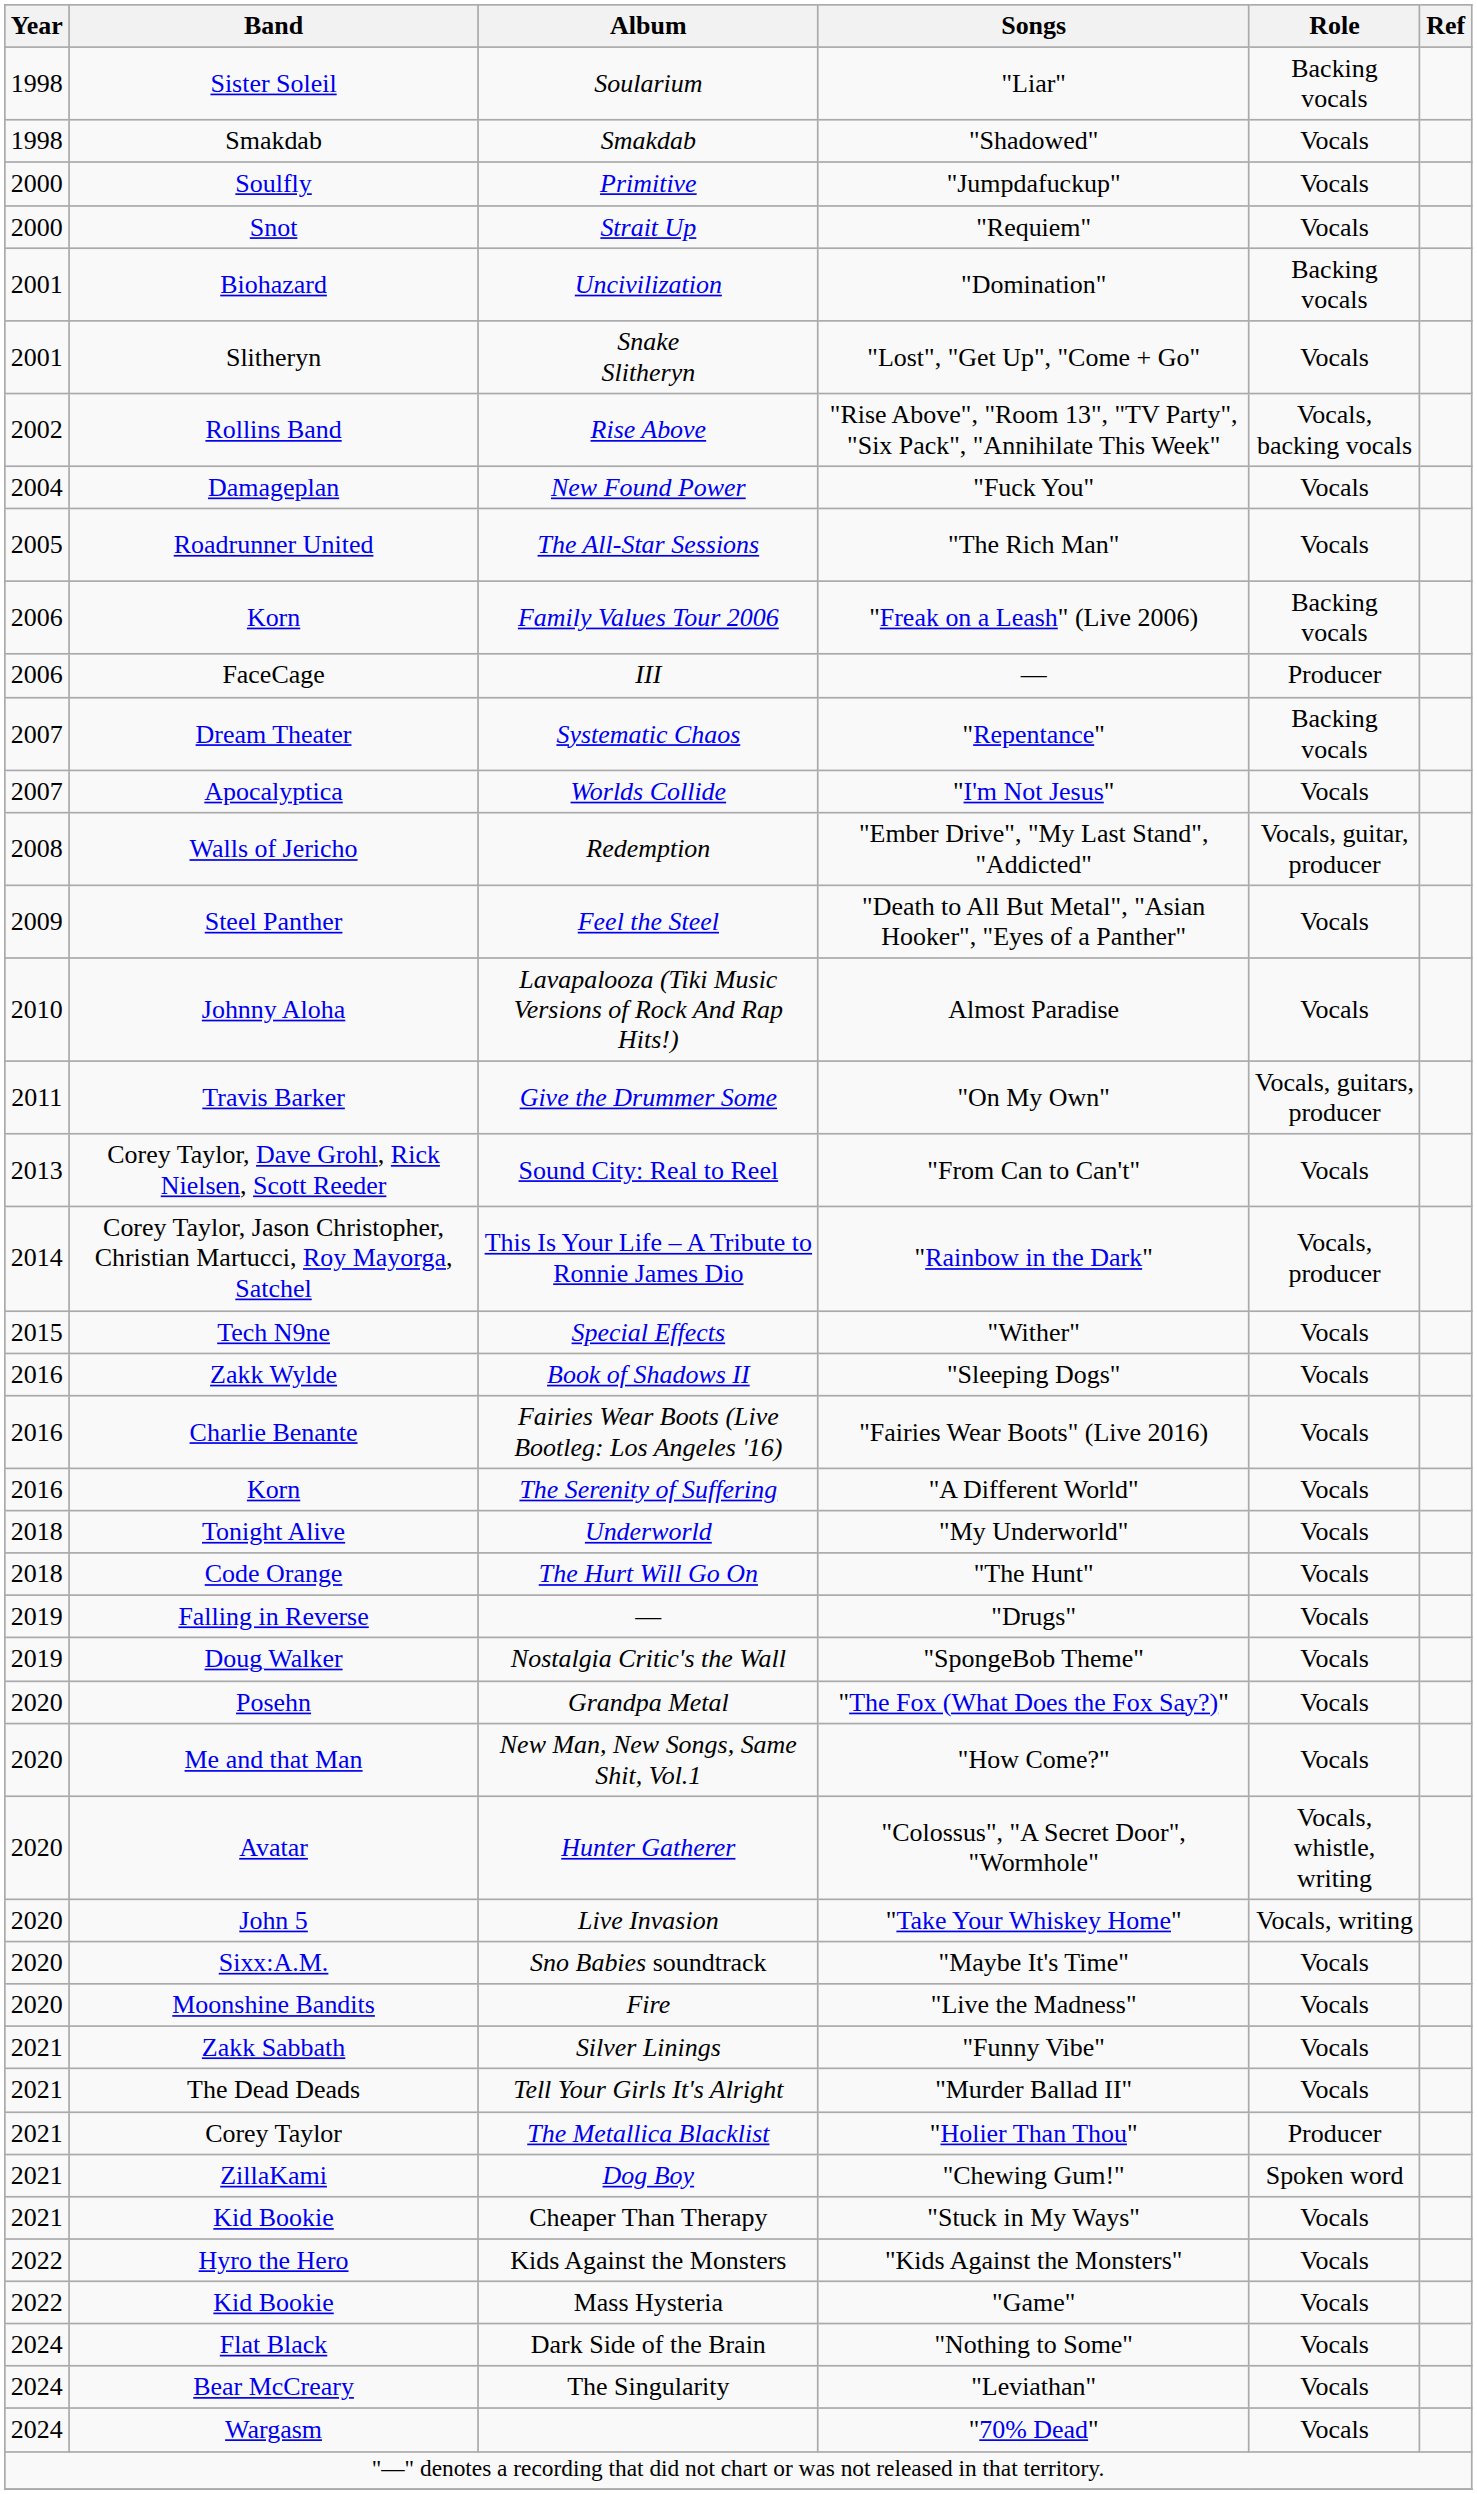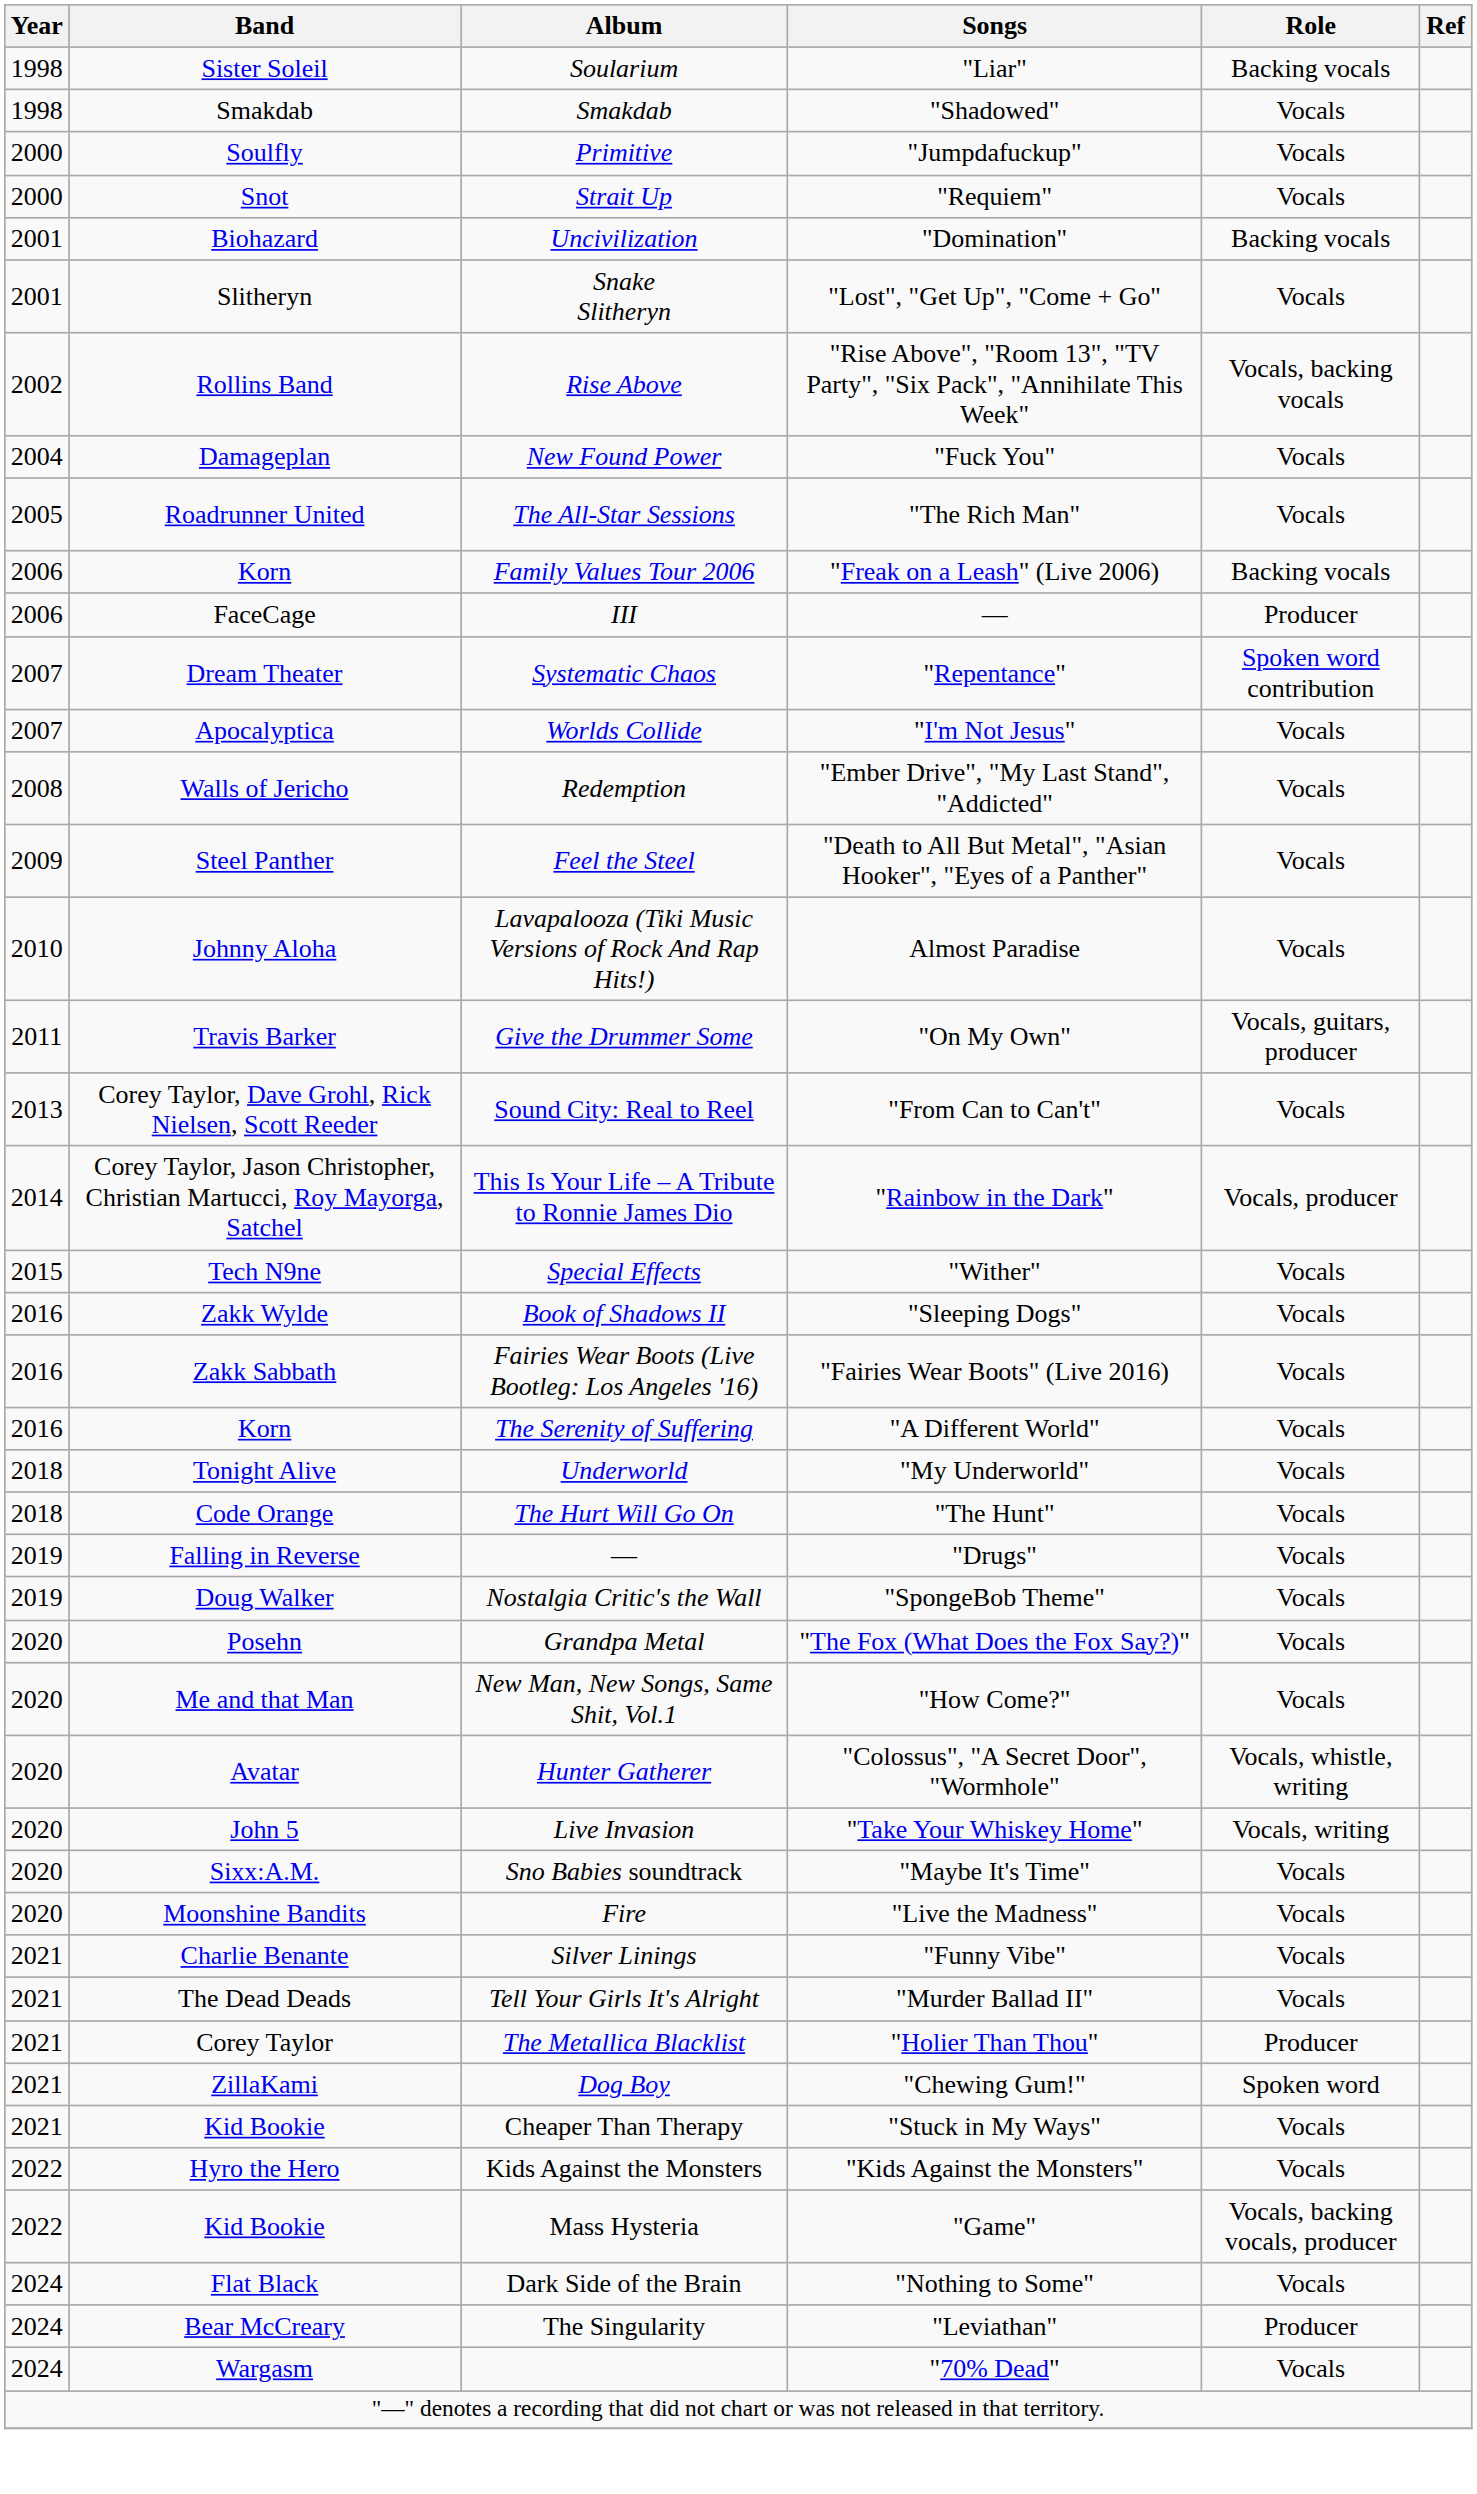(1335, 733) Backing vocals -> (1311, 672) Spoken word contribution
(1335, 848) Vocals, guitar, producer -> (1311, 787) Vocals
(274, 1431) Charlie Benante -> (265, 1370) Zakk Sabbath
(274, 2047) Zakk Sabbath -> (265, 1956) Charlie Benante
(1335, 2302) Vocals -> (1311, 2226) Vocals, backing vocals, producer
(1335, 2387) Vocals -> (1311, 2326) Producer
